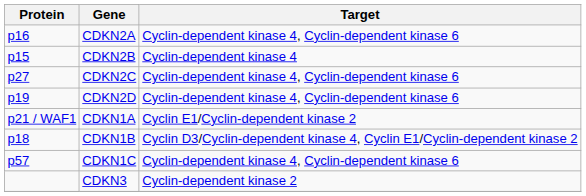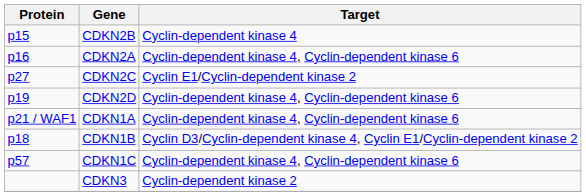rows swapped: (109, 35) <-> (109, 56)
(301, 77) Cyclin-dependent kinase 4, Cyclin-dependent kinase 6 -> (249, 77) Cyclin E1/Cyclin-dependent kinase 2
(249, 118) Cyclin E1/Cyclin-dependent kinase 2 -> (301, 118) Cyclin-dependent kinase 4, Cyclin-dependent kinase 6
